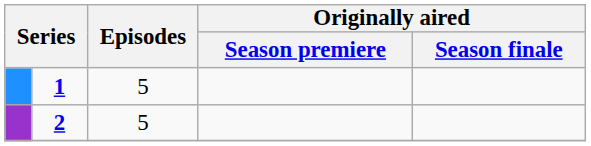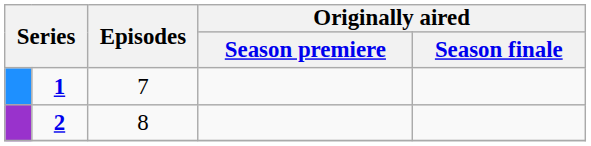(143, 86) 5 -> (143, 86) 7
(143, 122) 5 -> (143, 122) 8
